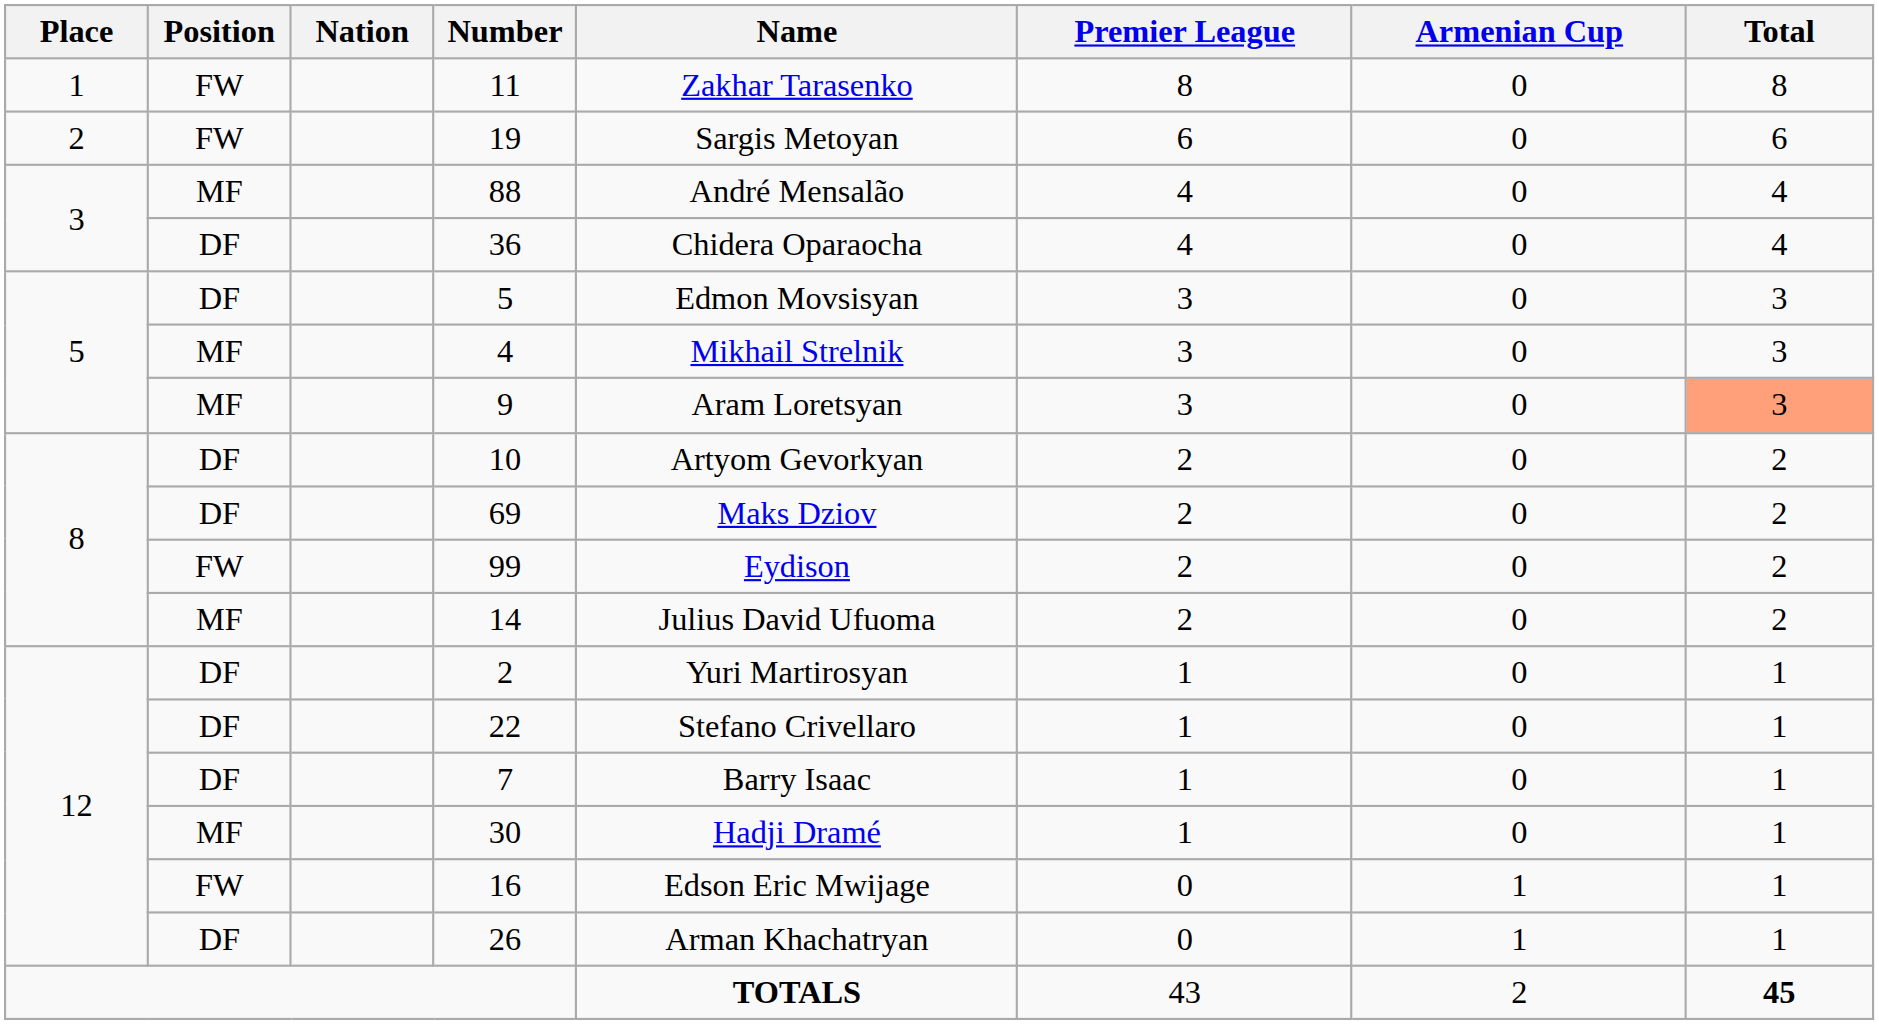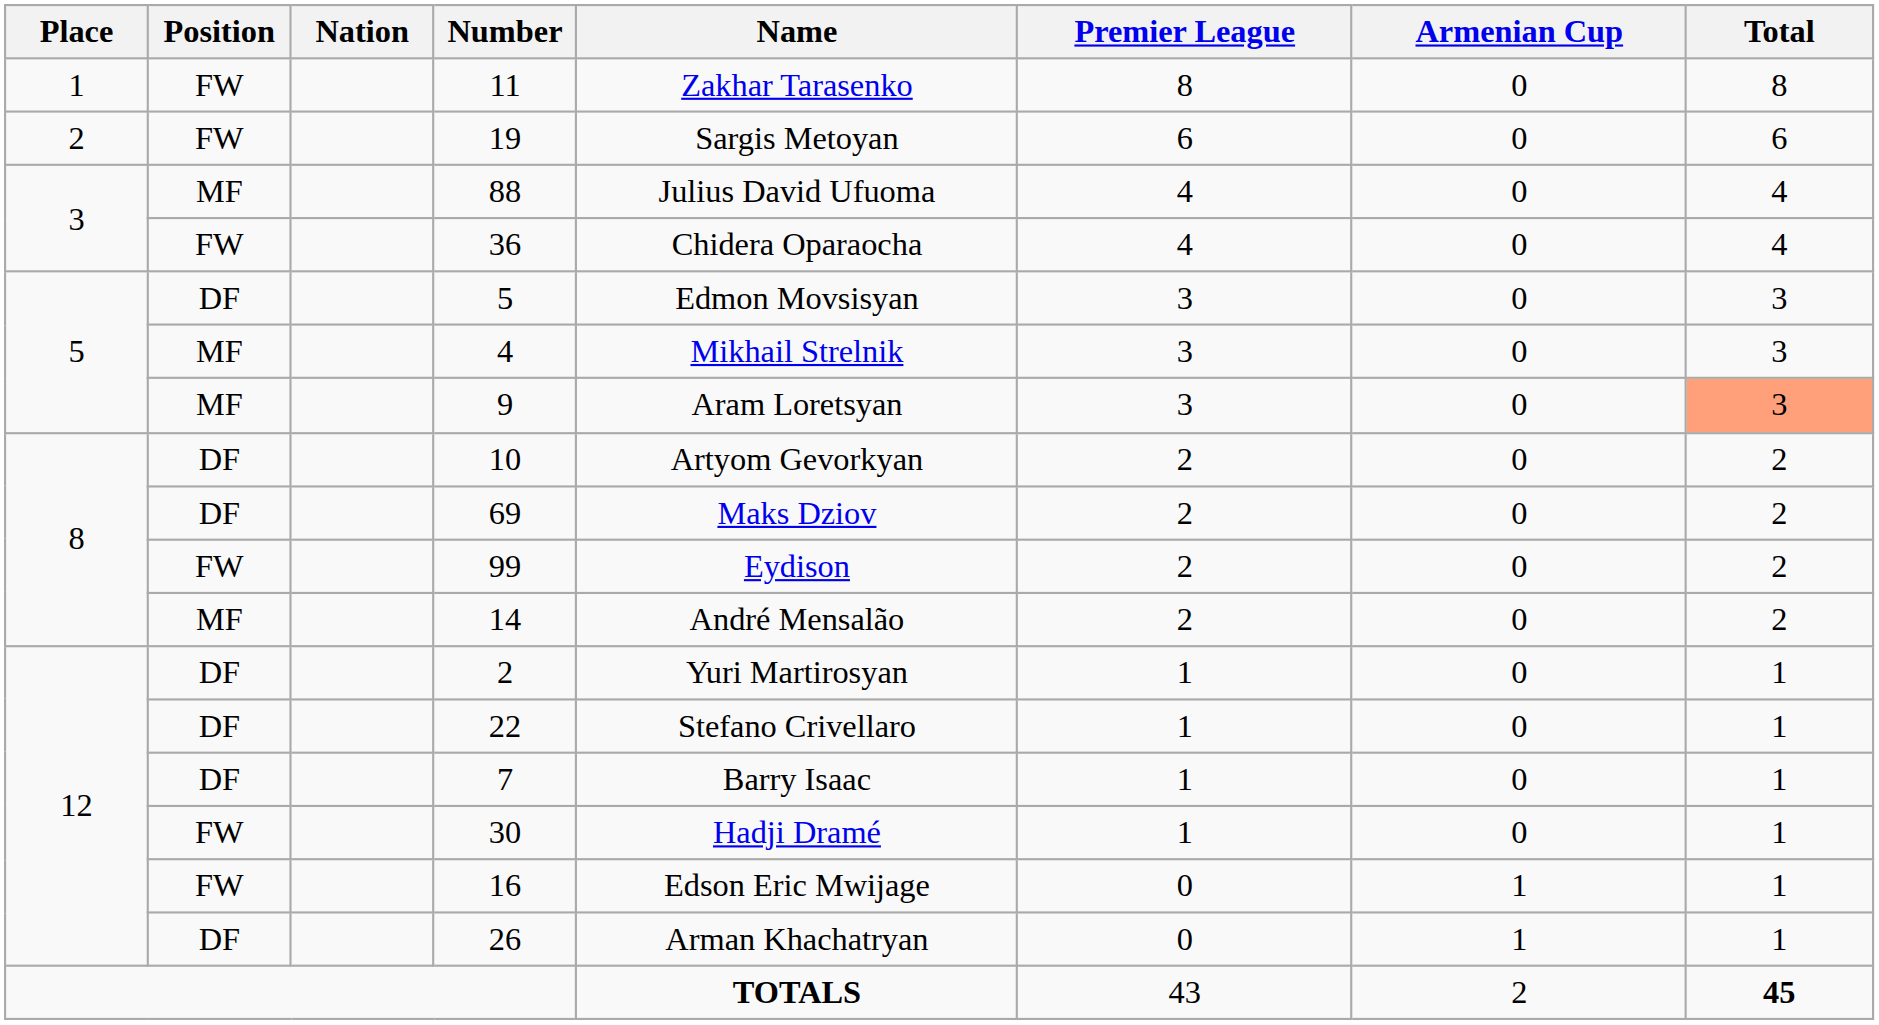(797, 191) André Mensalão -> (797, 191) Julius David Ufuoma
(219, 244) DF -> (219, 244) FW
(797, 618) Julius David Ufuoma -> (797, 618) André Mensalão
(219, 832) MF -> (219, 832) FW
